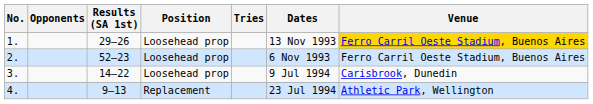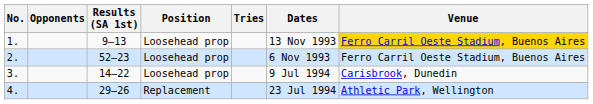(114, 41) 29–26 -> (114, 41) 9–13
(114, 90) 9–13 -> (114, 90) 29–26
